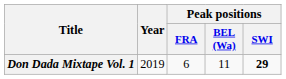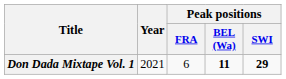(152, 64) 2019 -> (152, 64) 2021
(224, 64) normal -> (224, 64) bold
